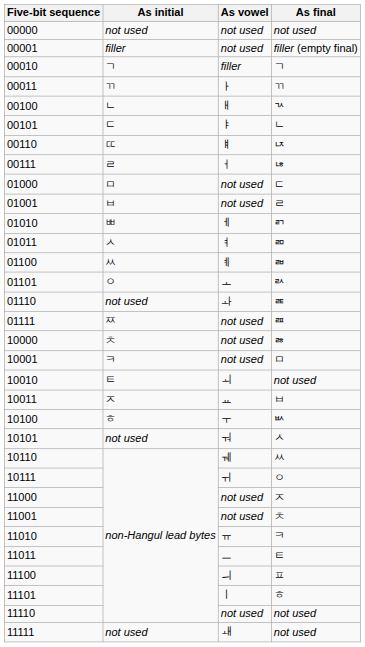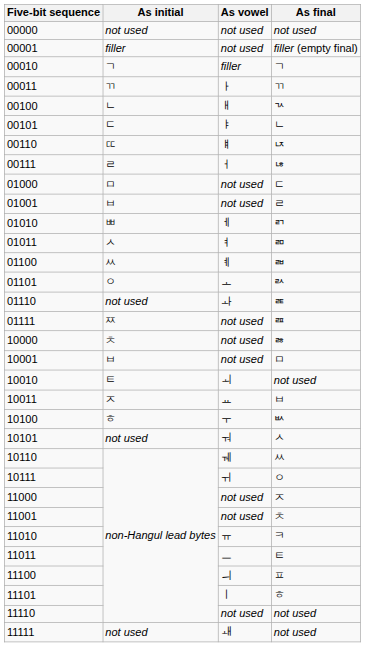(111, 360) ㅋ -> (111, 360) ㅂ
